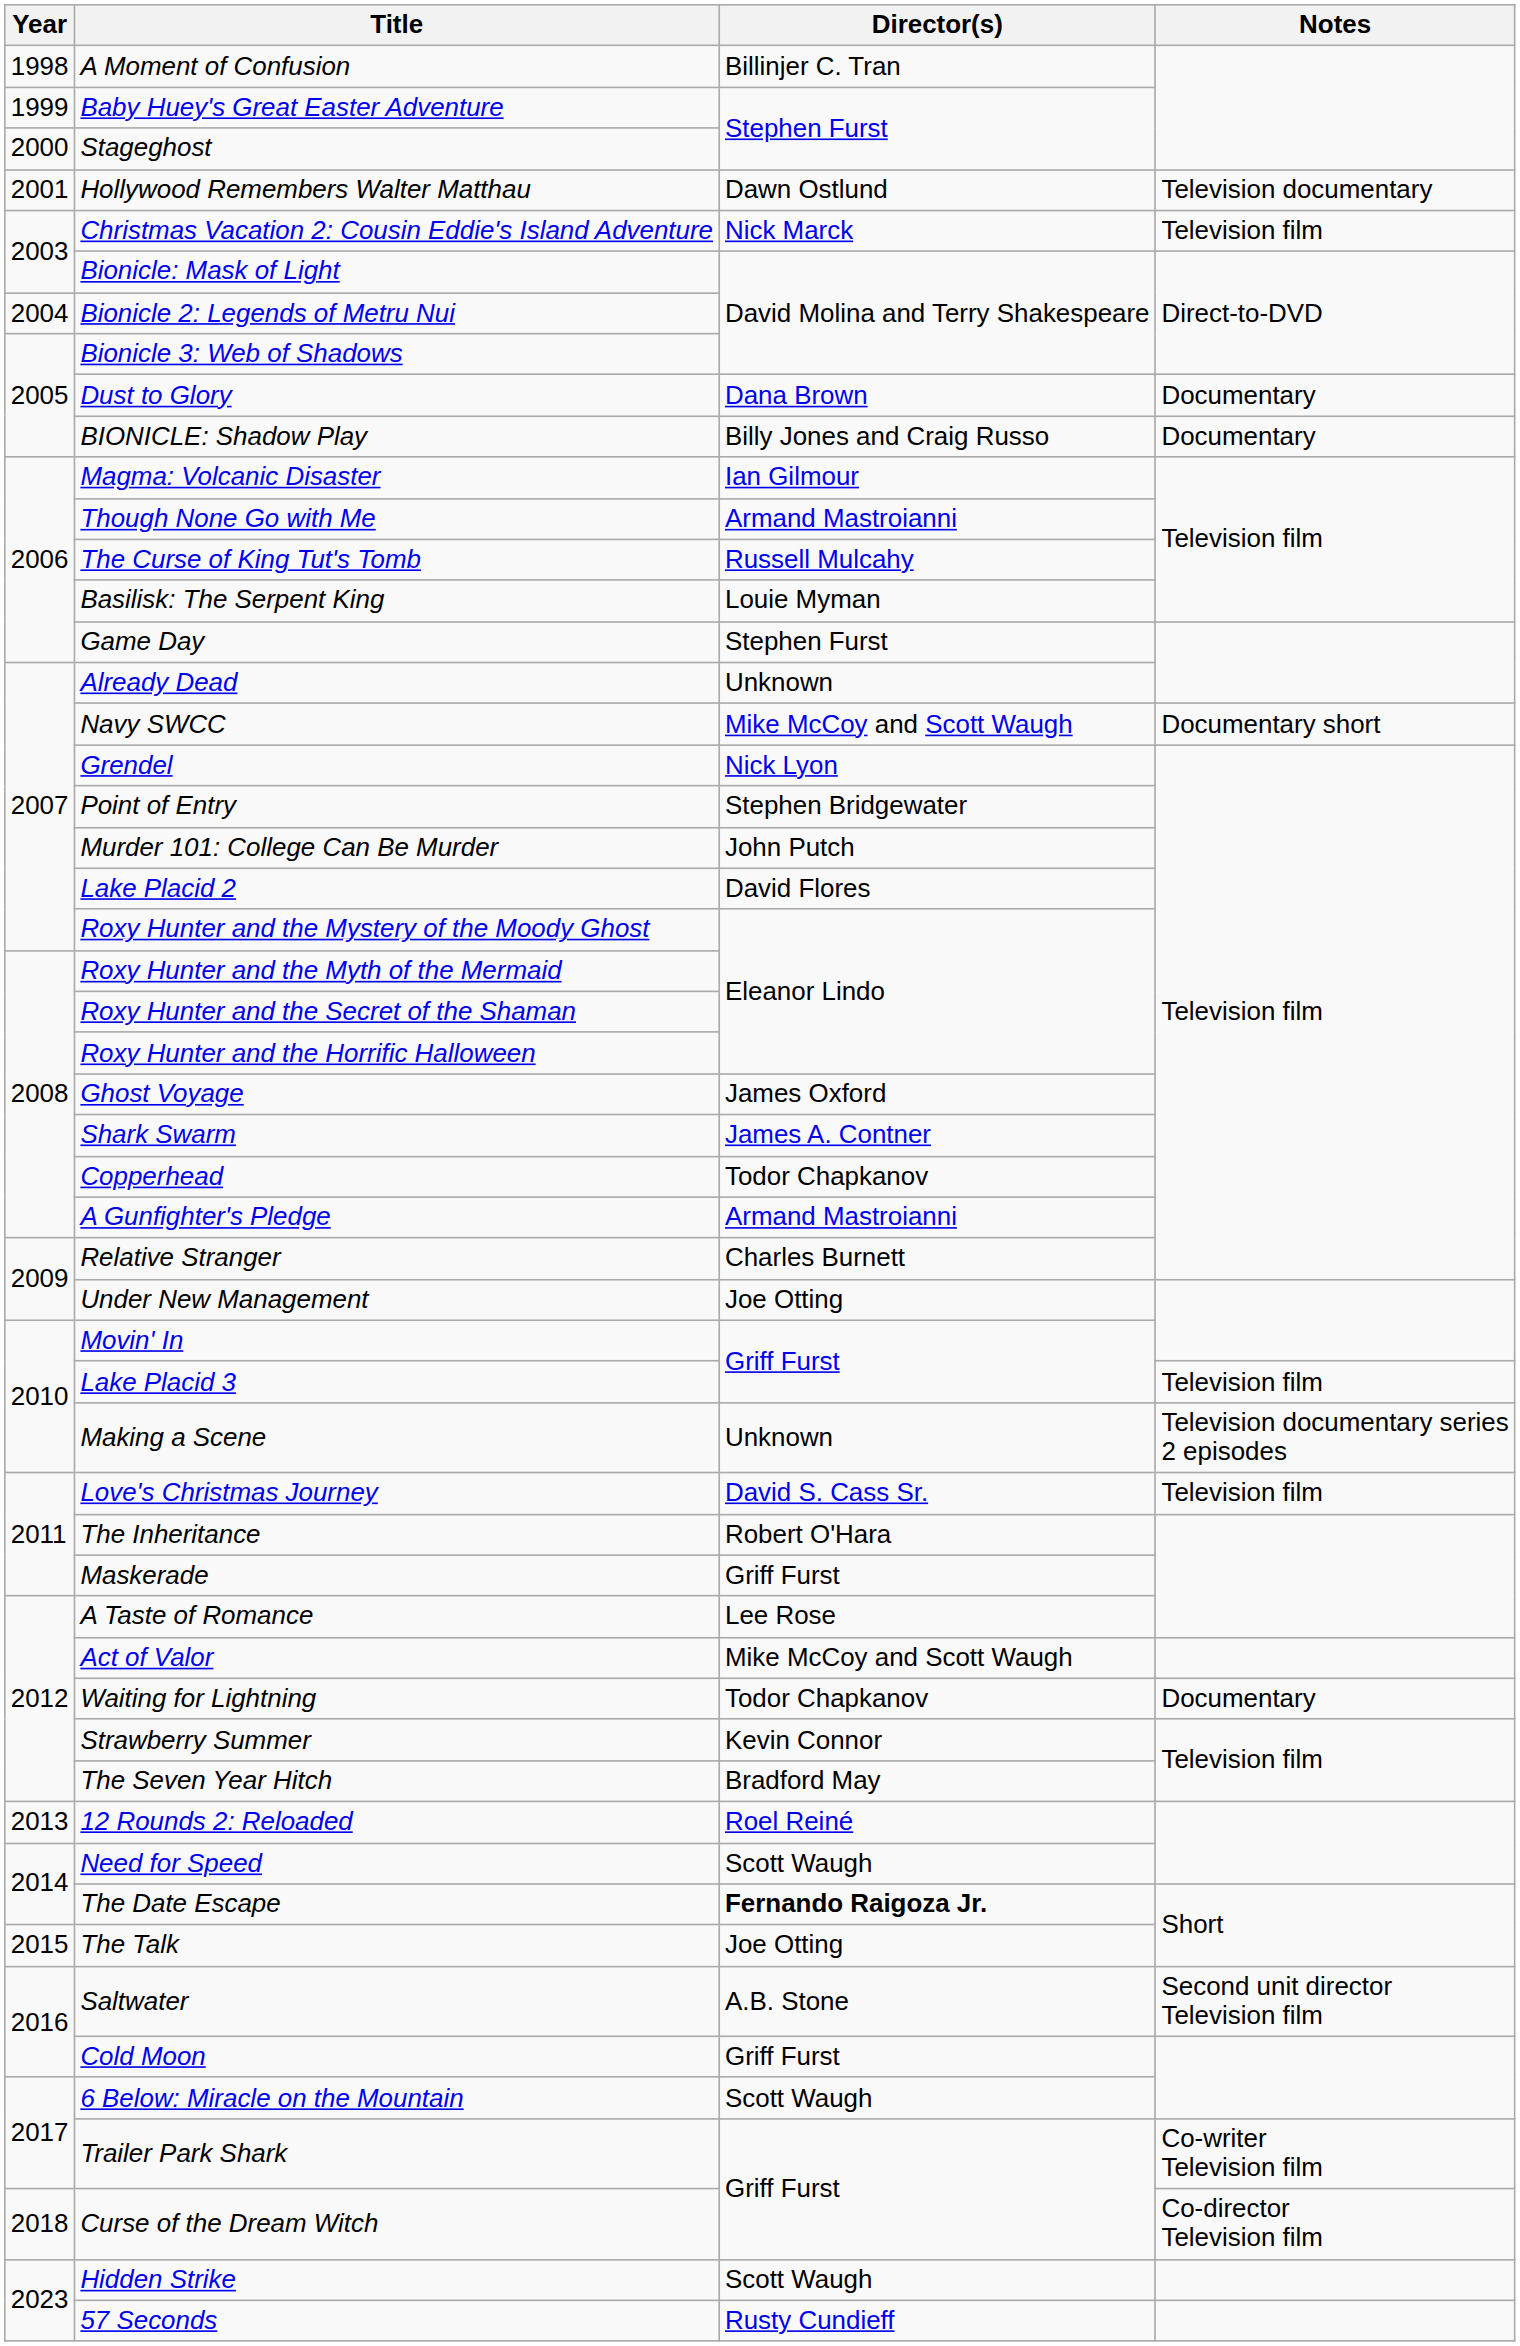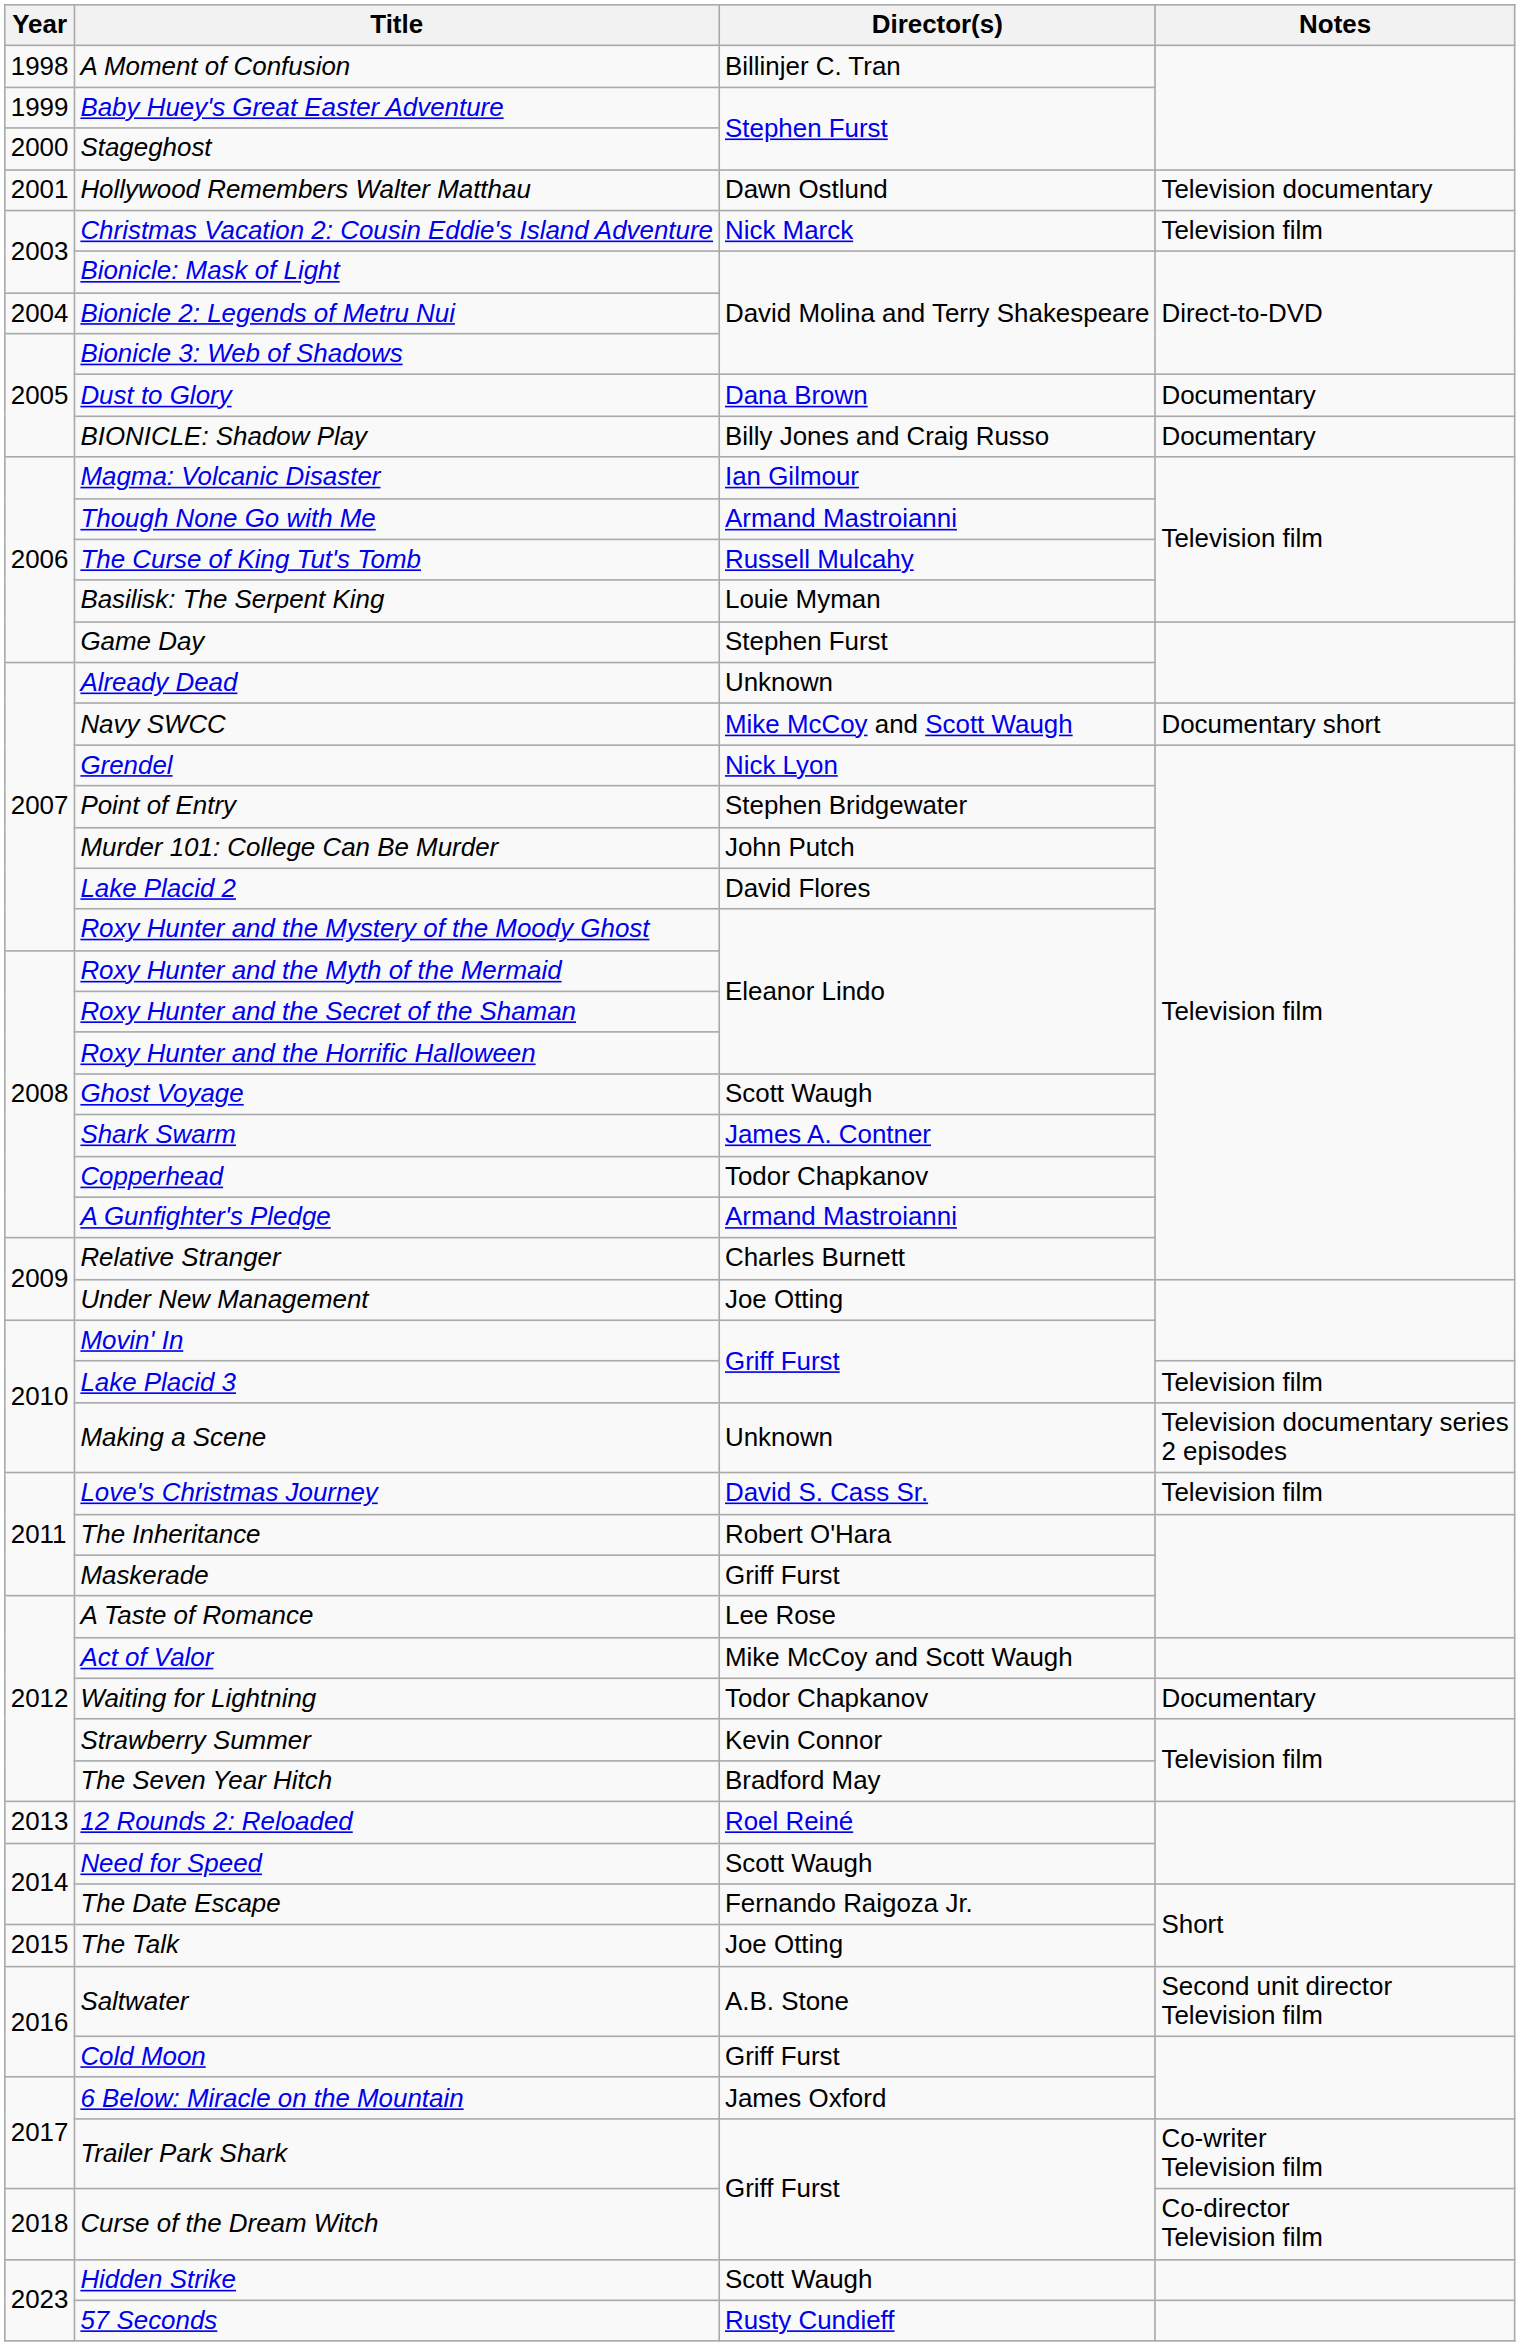(806, 1093) James Oxford -> (799, 1093) Scott Waugh
(856, 1904) bold -> (849, 1904) normal
(799, 2097) Scott Waugh -> (806, 2097) James Oxford
